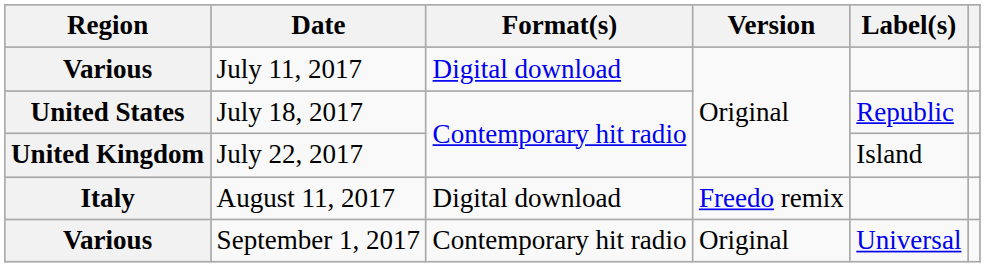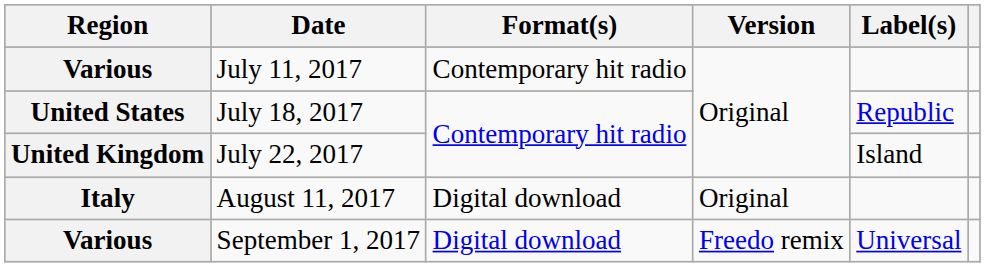(527, 68) Digital download -> (560, 68) Contemporary hit radio
(771, 197) Freedo remix -> (744, 197) Original
(560, 240) Contemporary hit radio -> (527, 240) Digital download
(744, 240) Original -> (771, 240) Freedo remix
